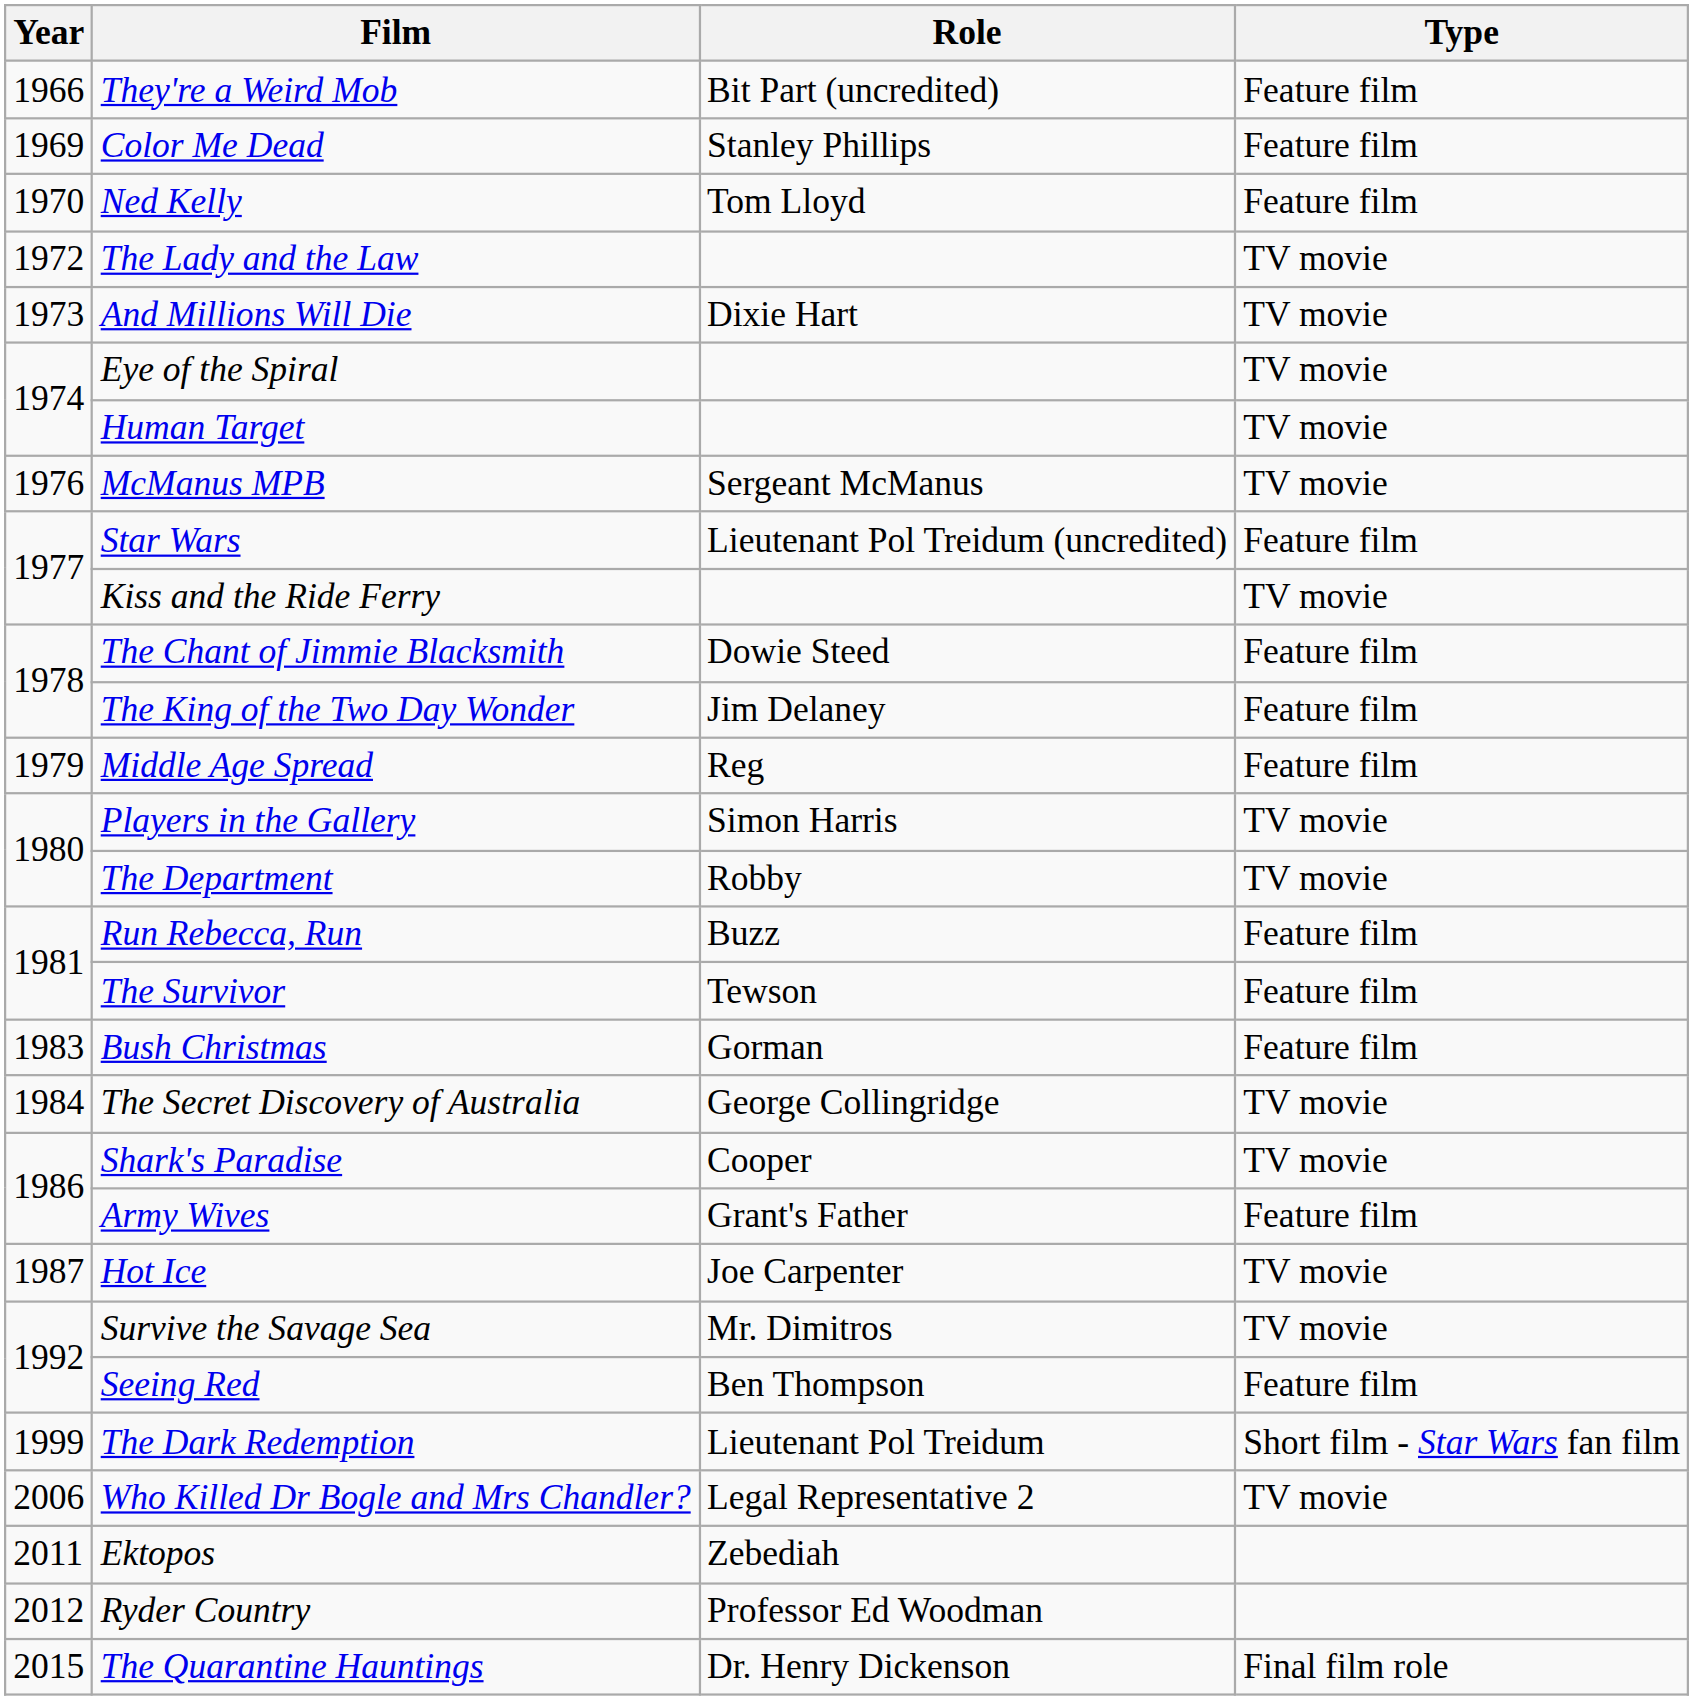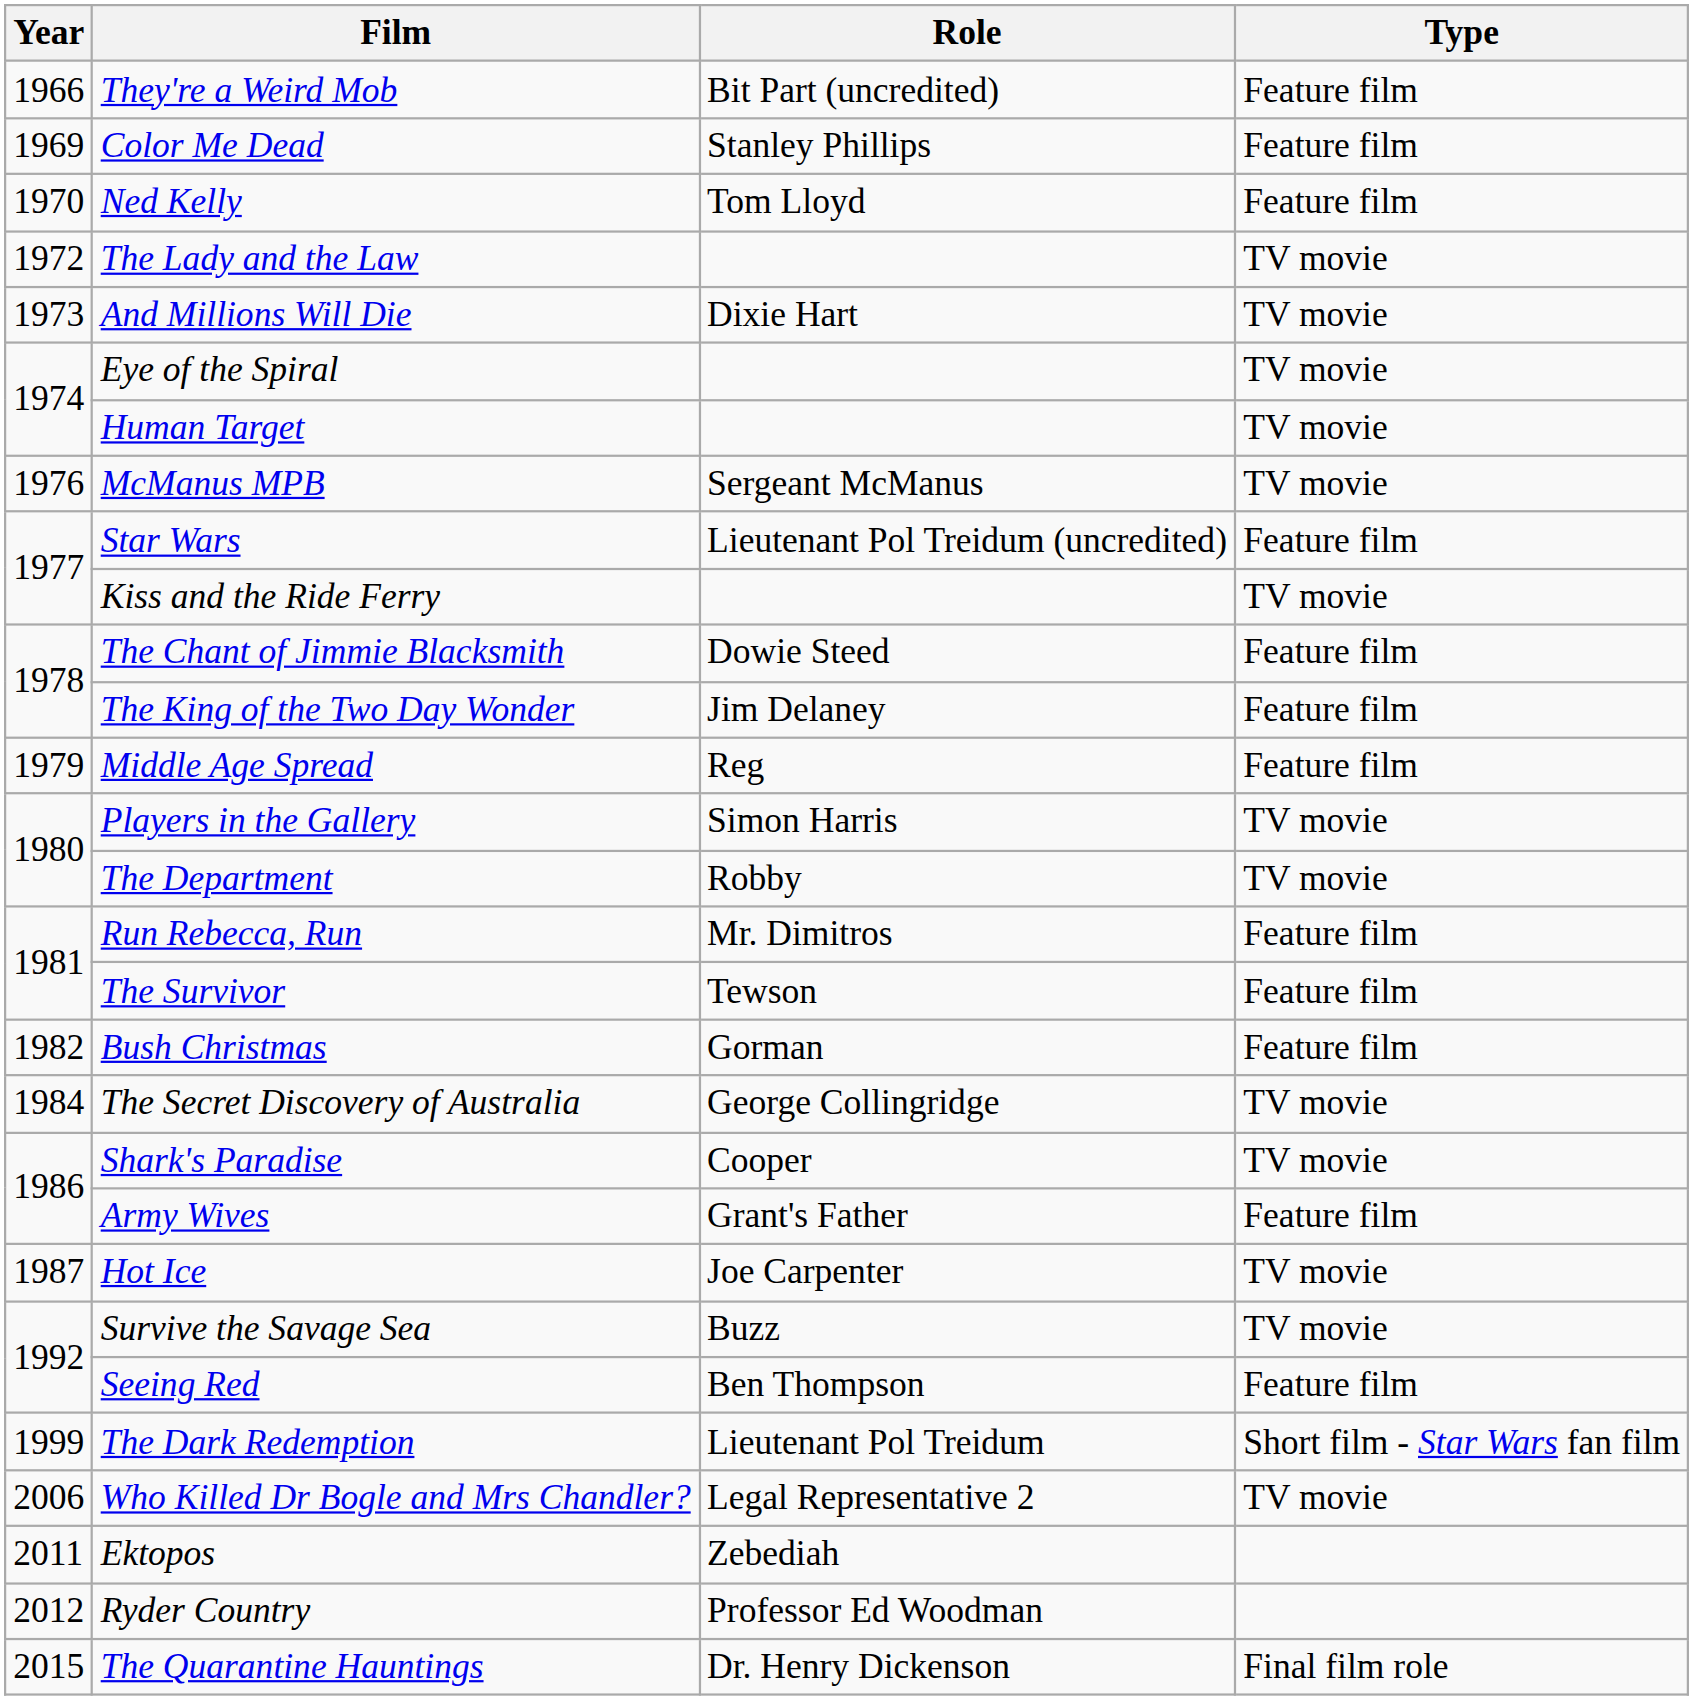(744, 933) Buzz -> (800, 933) Mr. Dimitros
(49, 1046) 1983 -> (49, 1046) 1982
(800, 1328) Mr. Dimitros -> (744, 1328) Buzz
